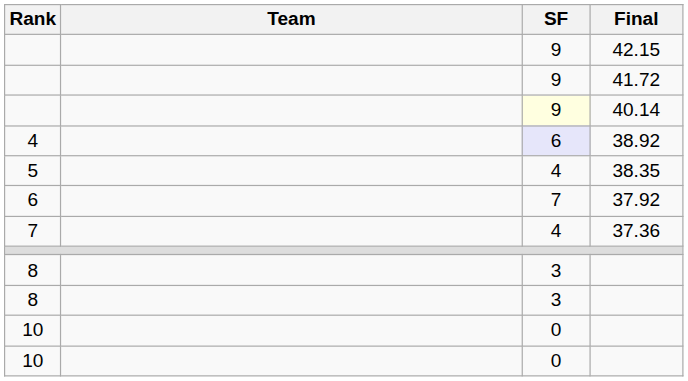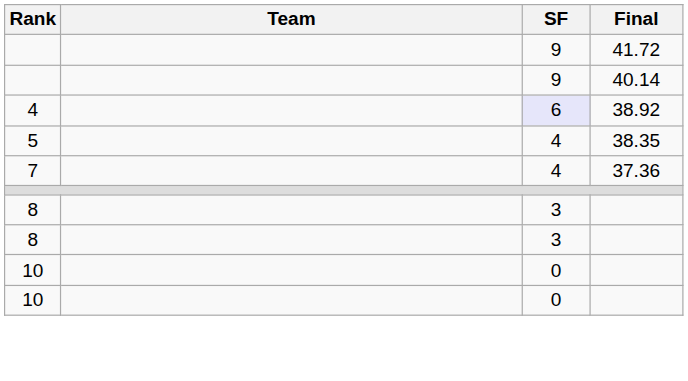- row: (33, 50)
(556, 110) lightyellow background -> (556, 79) no background
- row: (33, 200)
